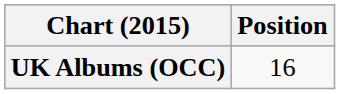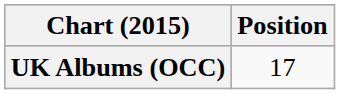(282, 66) 16 -> (282, 66) 17
